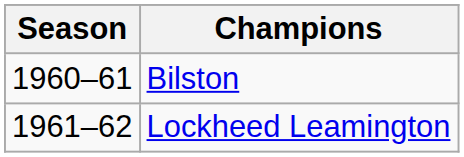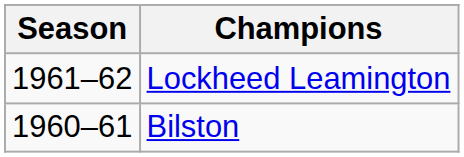rows swapped: (193, 77) <-> (298, 126)
